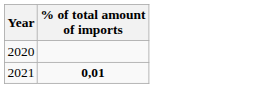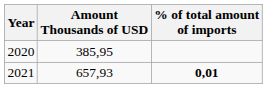+ column: (94, 22)
